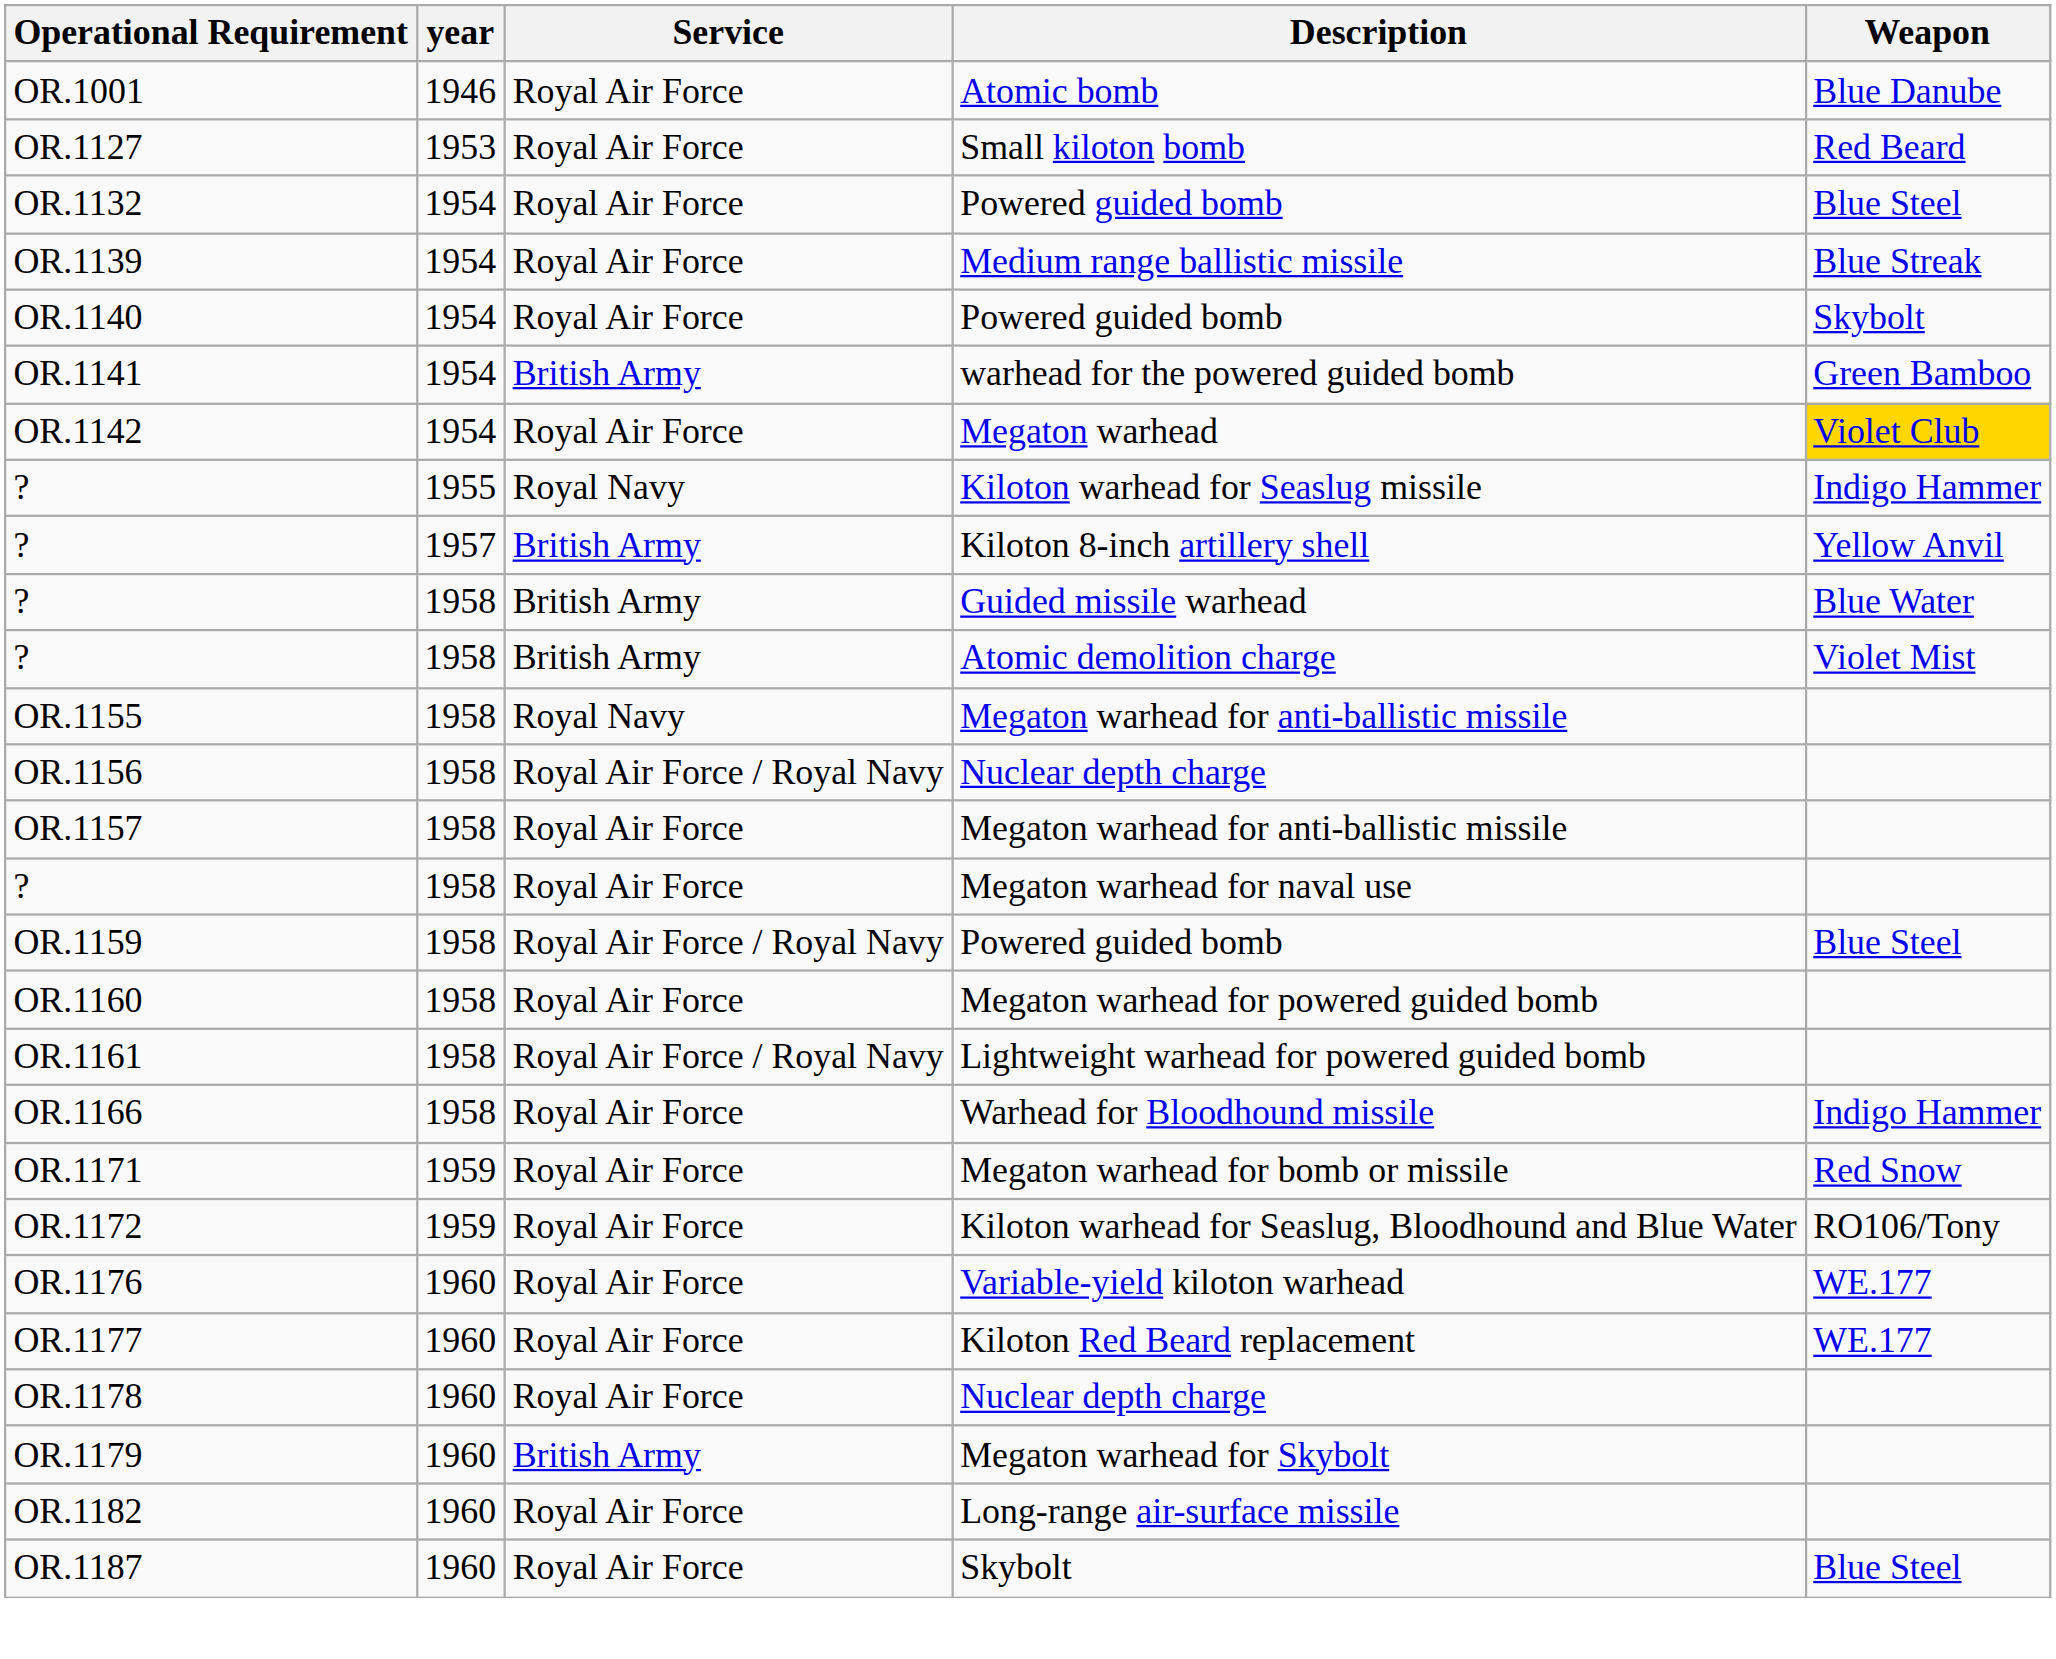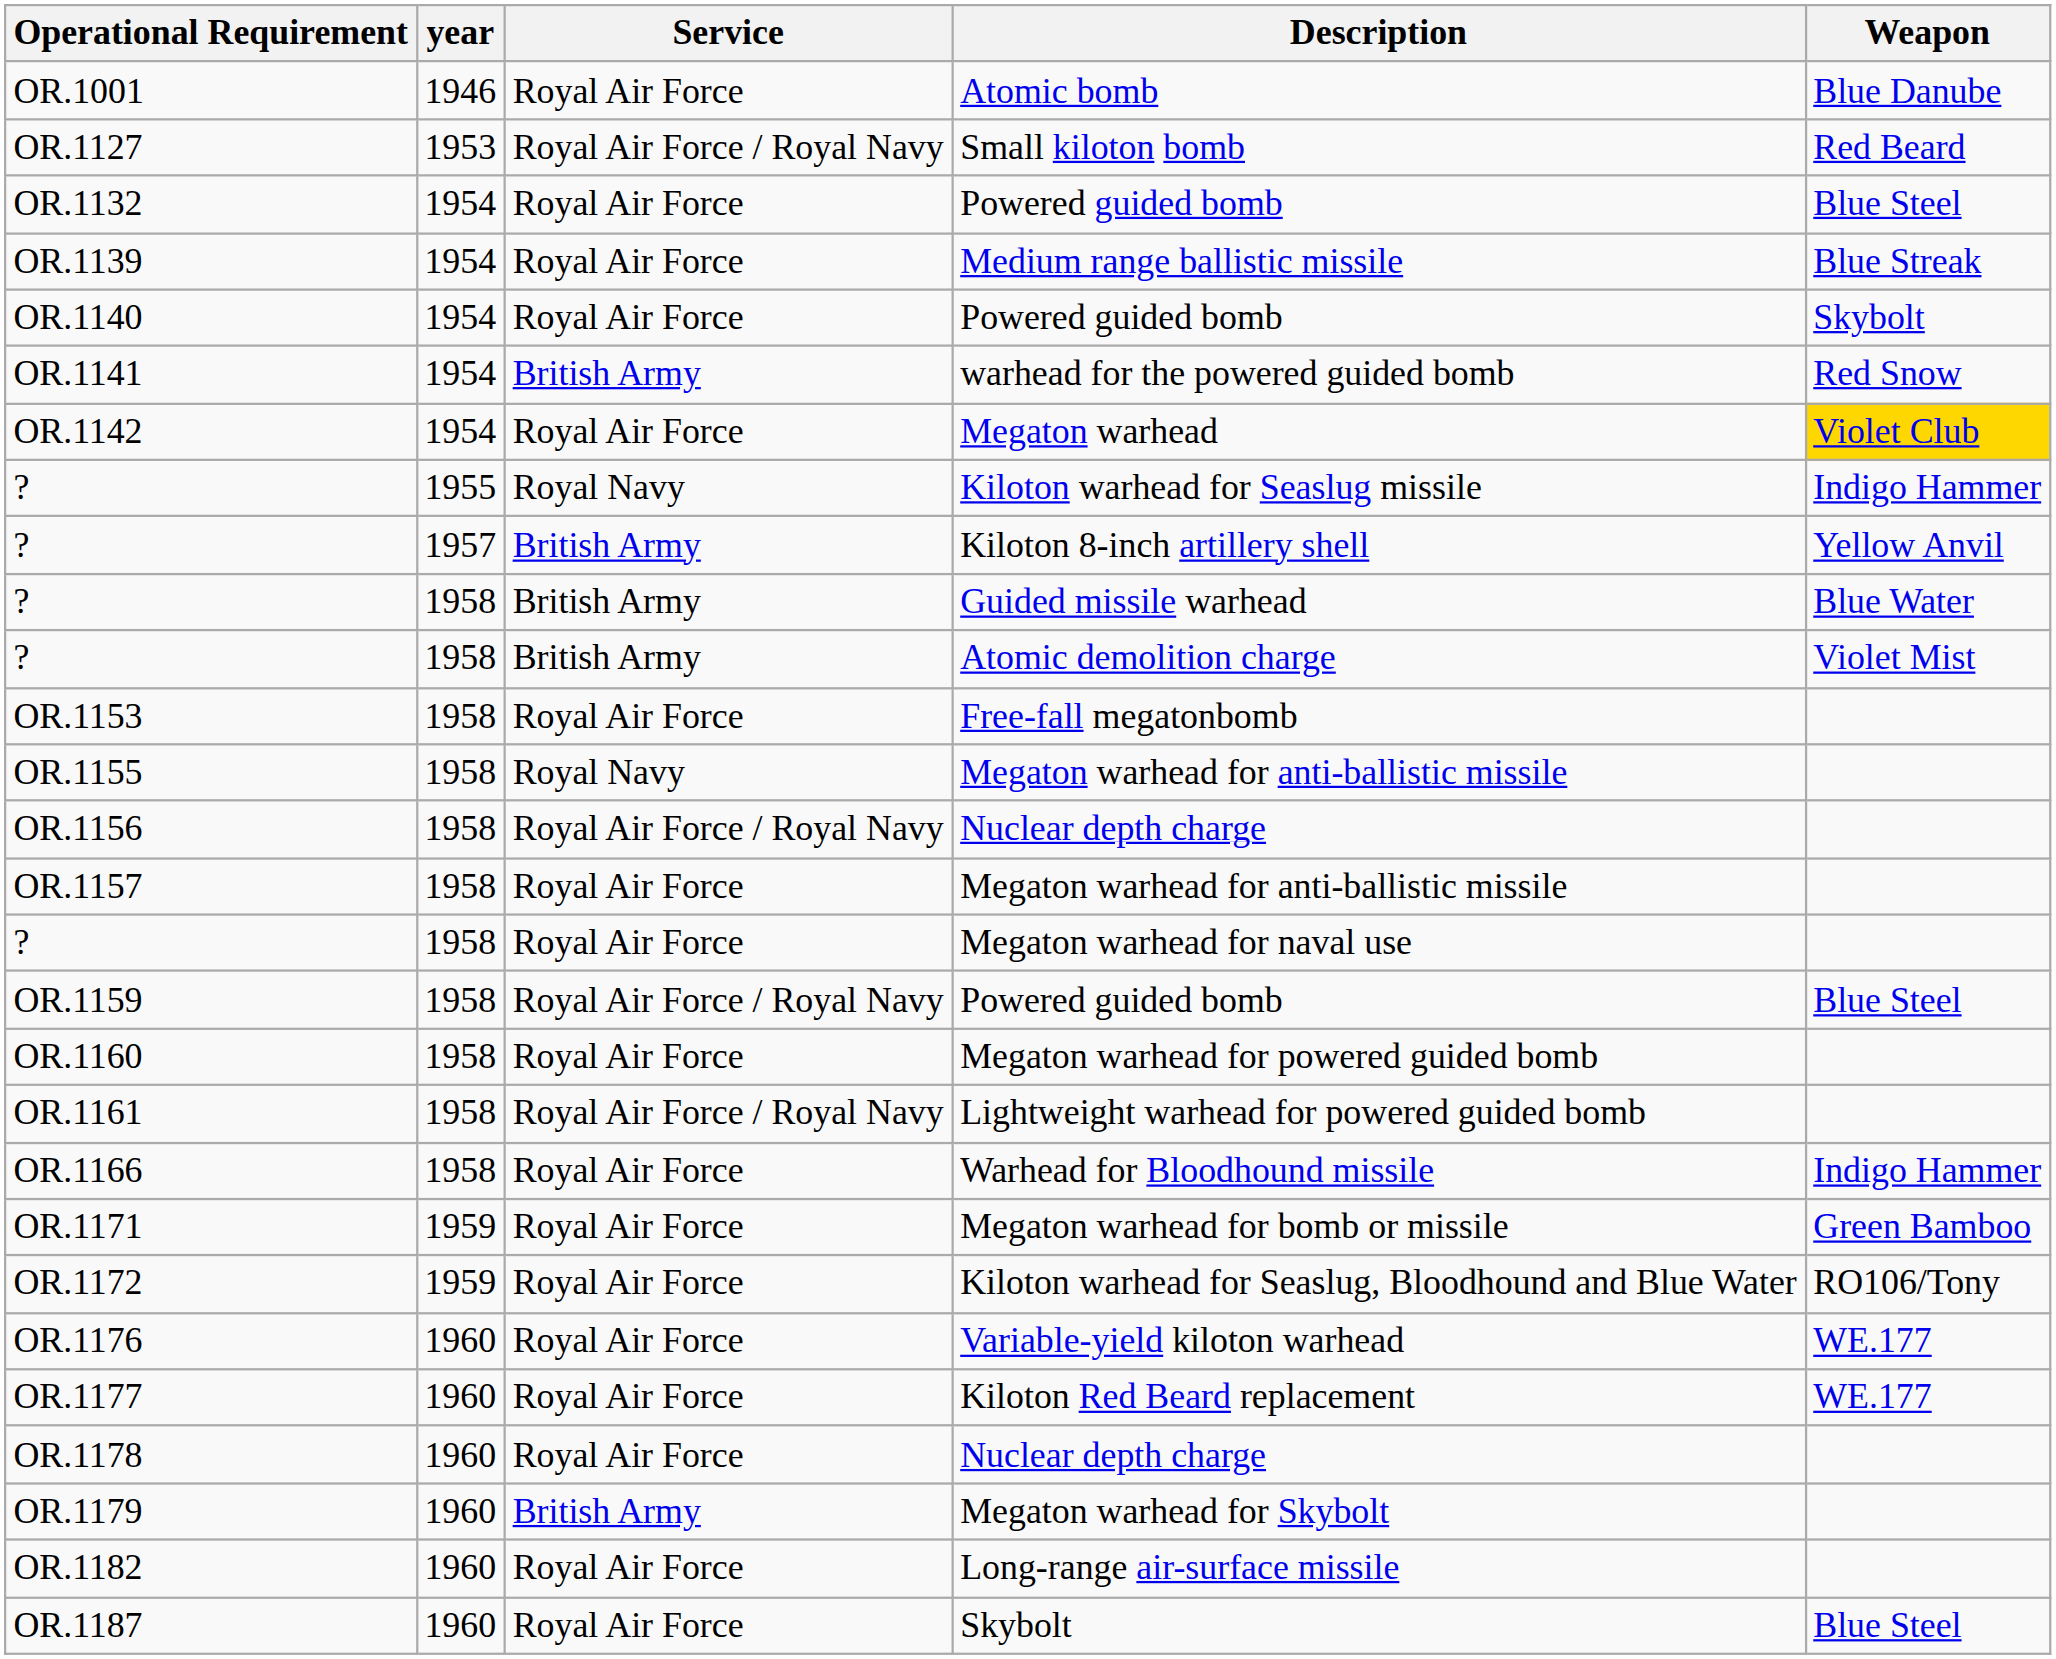(628, 146) Royal Air Force -> (728, 146) Royal Air Force / Royal Navy
(1922, 373) Green Bamboo -> (1887, 373) Red Snow
+ row: (78, 714)
(1887, 1169) Red Snow -> (1922, 1226) Green Bamboo
